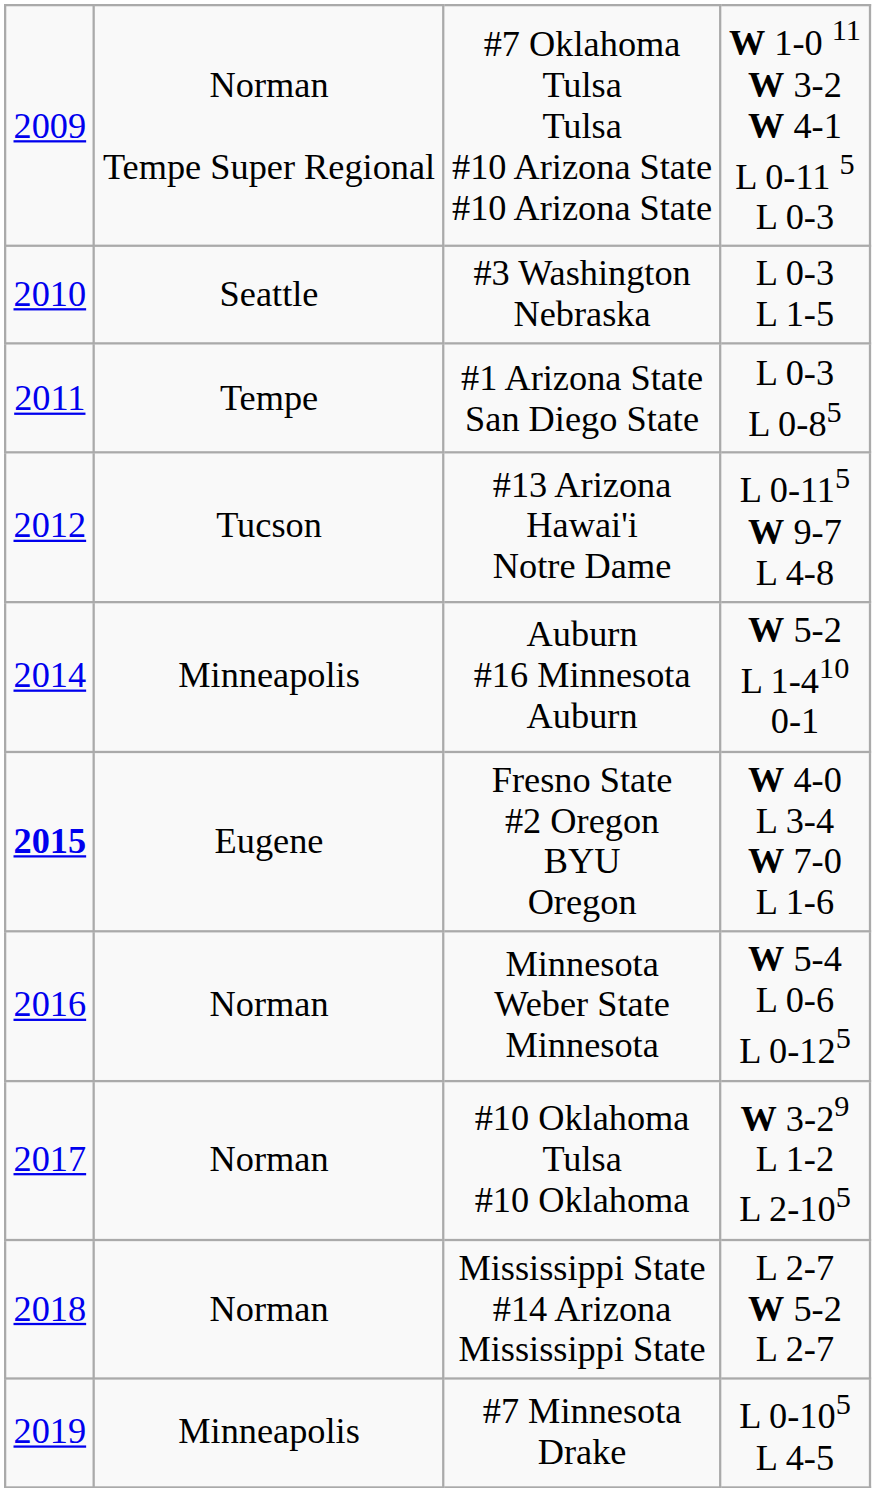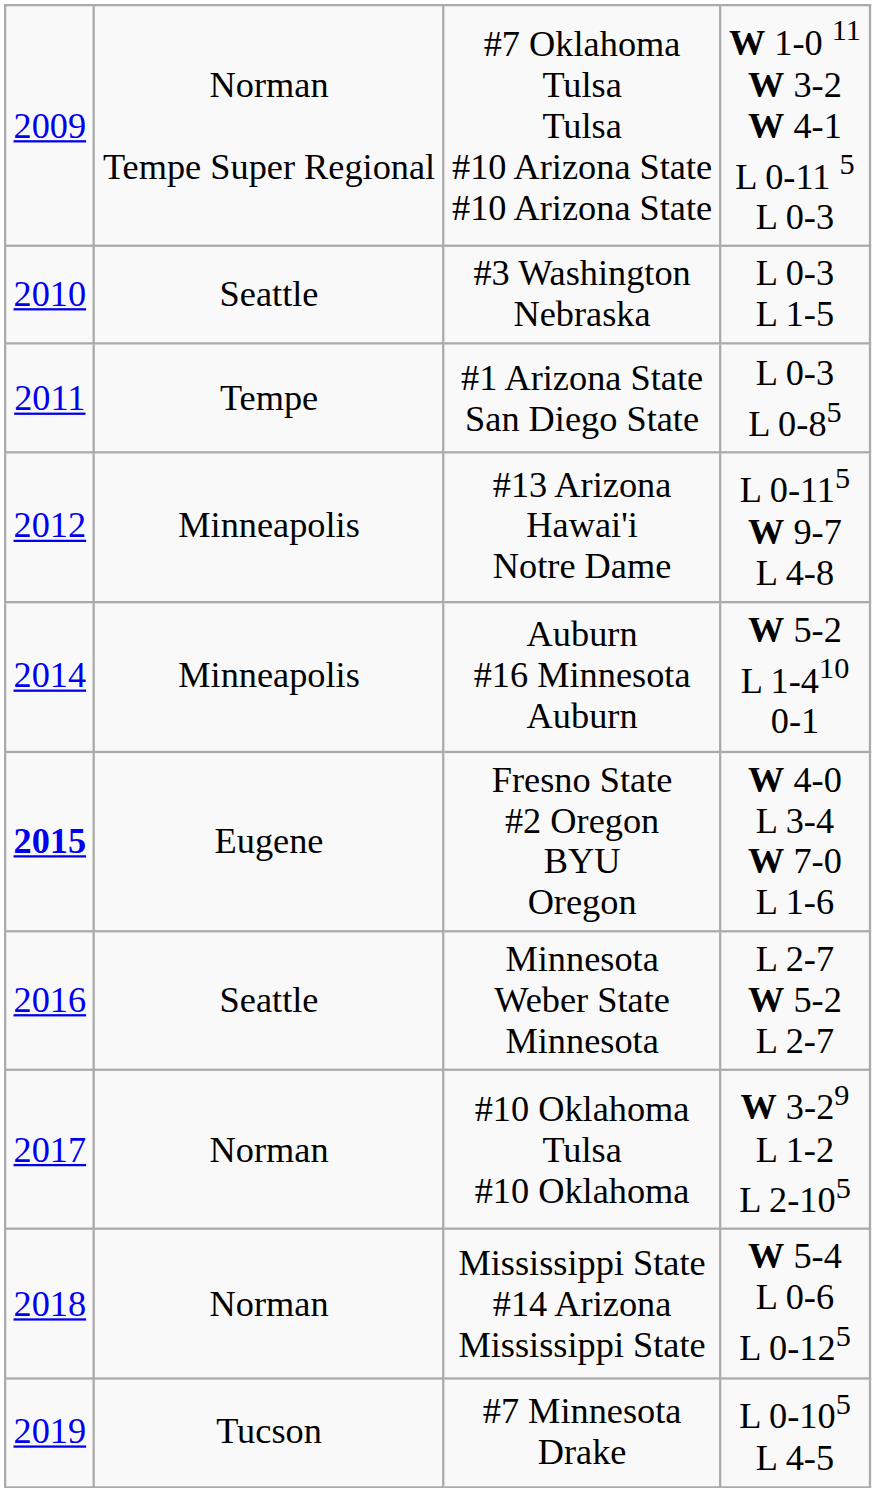(269, 526) Tucson -> (269, 526) Minneapolis
(269, 1004) Norman -> (269, 1000) Seattle
(795, 1004) W 5-4 L 0-6 L 0-125 -> (795, 1000) L 2-7 W 5-2 L 2-7
(795, 1308) L 2-7 W 5-2 L 2-7 -> (795, 1303) W 5-4 L 0-6 L 0-125
(269, 1431) Minneapolis -> (269, 1431) Tucson
